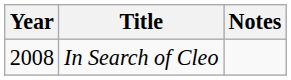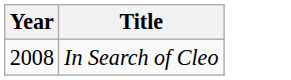- column: (255, 22)
